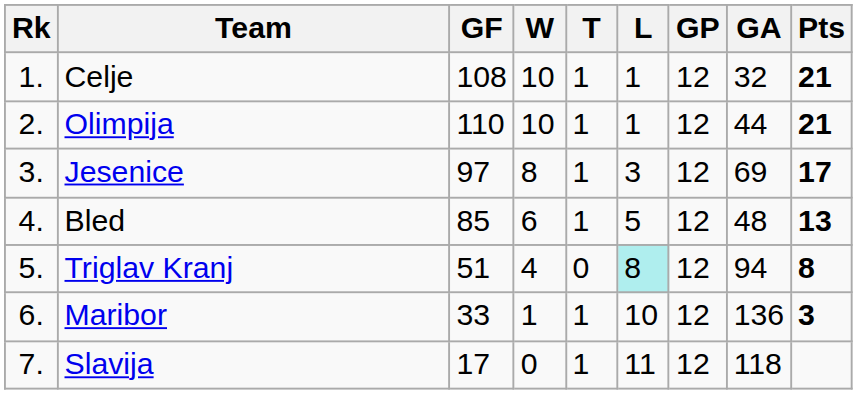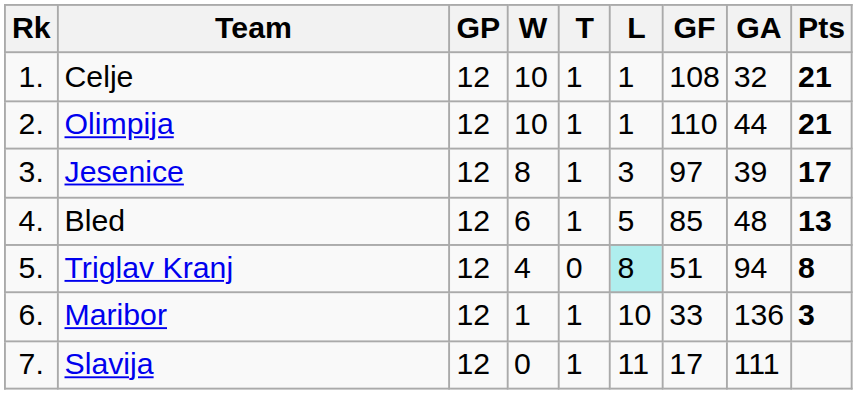columns swapped: (698, 28) <-> (482, 28)
(751, 172) 69 -> (751, 172) 39
(758, 364) 118 -> (757, 364) 111
